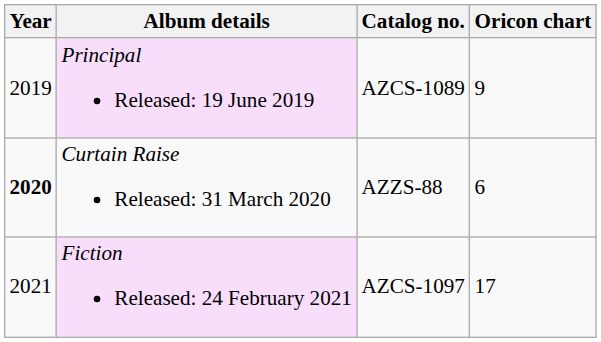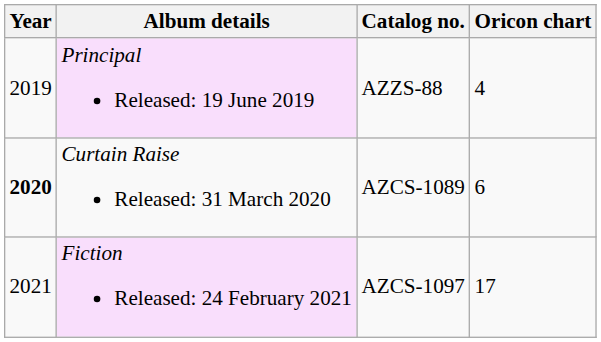(413, 87) AZCS-1089 -> (402, 87) AZZS-88
(480, 87) 9 -> (480, 87) 4
(402, 187) AZZS-88 -> (413, 187) AZCS-1089
